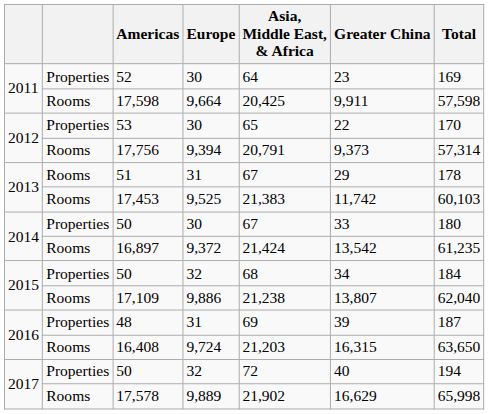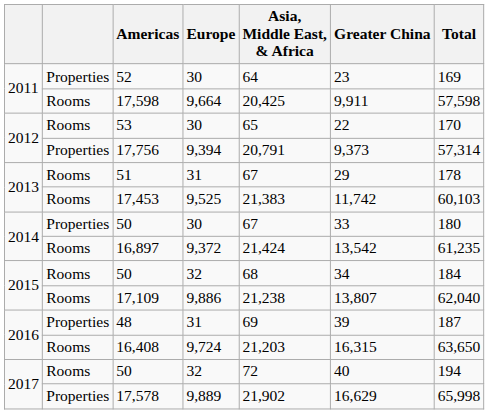(78, 125) Properties -> (68, 125) Rooms
(68, 150) Rooms -> (78, 150) Properties
(78, 273) Properties -> (68, 273) Rooms
(78, 371) Properties -> (68, 371) Rooms
(68, 396) Rooms -> (78, 396) Properties
